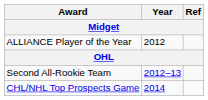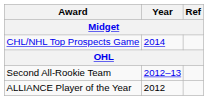rows swapped: (69, 42) <-> (73, 88)
